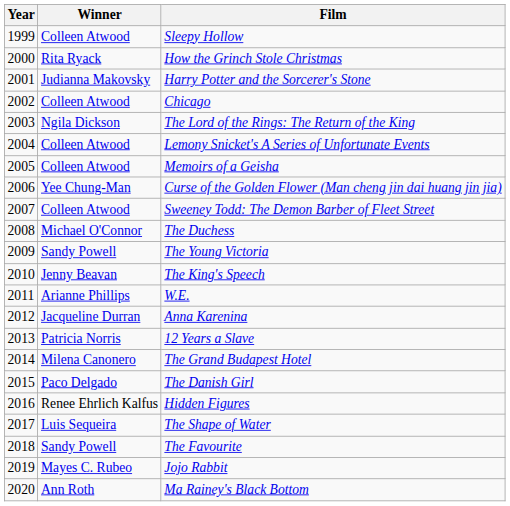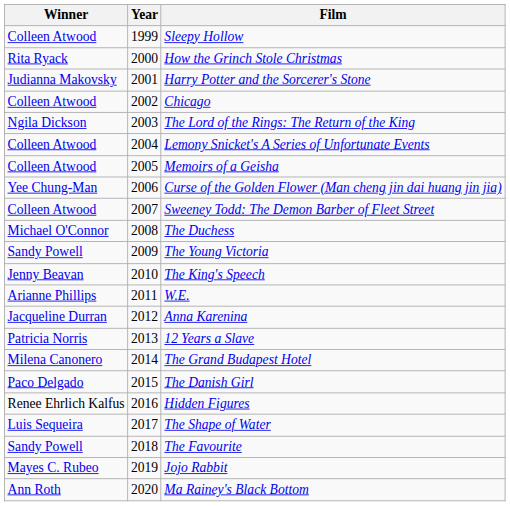columns swapped: (21, 15) <-> (100, 15)
